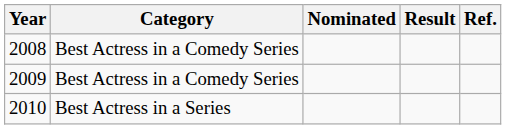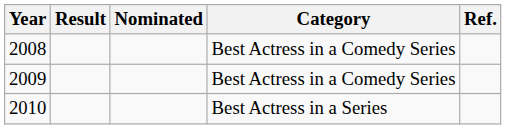columns swapped: (177, 19) <-> (430, 19)
